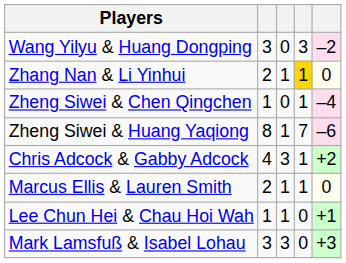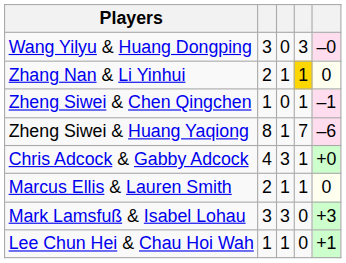(326, 46) –2 -> (326, 46) –0
(326, 103) –4 -> (326, 103) –1
(326, 159) +2 -> (326, 159) +0
rows swapped: (127, 243) <-> (131, 215)
